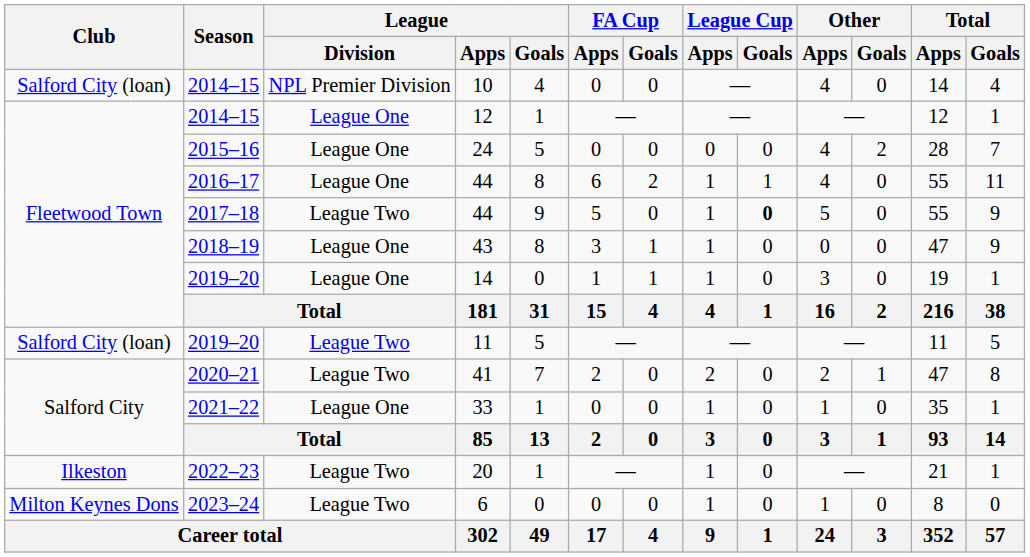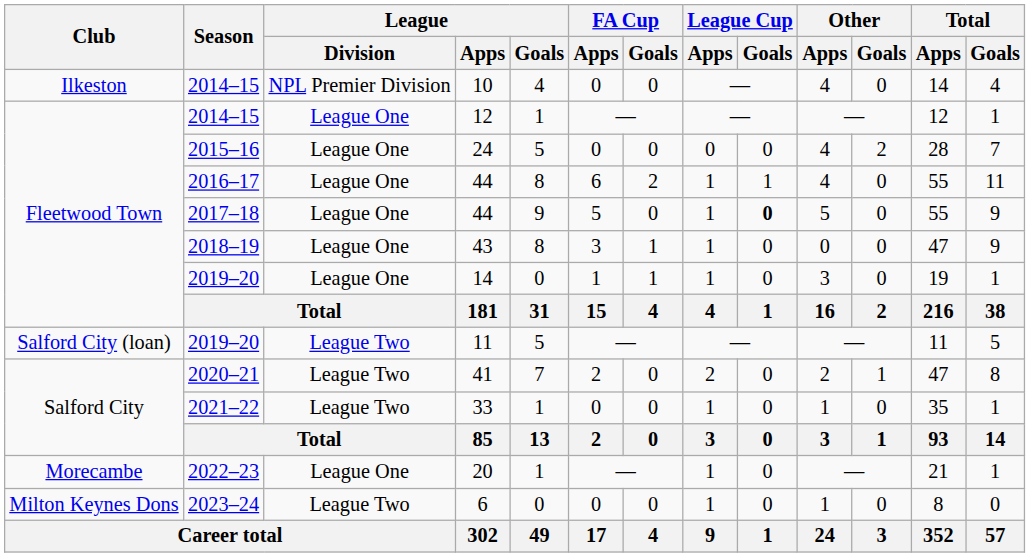(94, 85) Salford City (loan) -> (94, 85) Ilkeston
(360, 213) League Two -> (360, 213) League One
(360, 407) League One -> (360, 407) League Two
(94, 471) Ilkeston -> (94, 471) Morecambe
(360, 471) League Two -> (360, 471) League One
